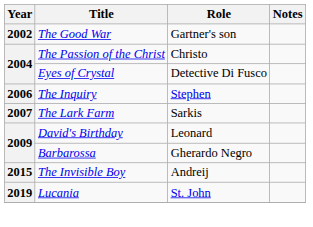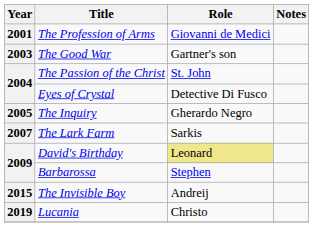+ row: (96, 34)
(20, 34) 2002 -> (20, 53) 2003
(189, 53) Christo -> (191, 73) St. John
(20, 93) 2006 -> (20, 113) 2005
(191, 93) Stephen -> (211, 113) Gherardo Negro
(191, 133) no background -> (191, 152) khaki background
(211, 152) Gherardo Negro -> (191, 172) Stephen
(191, 192) St. John -> (189, 212) Christo
